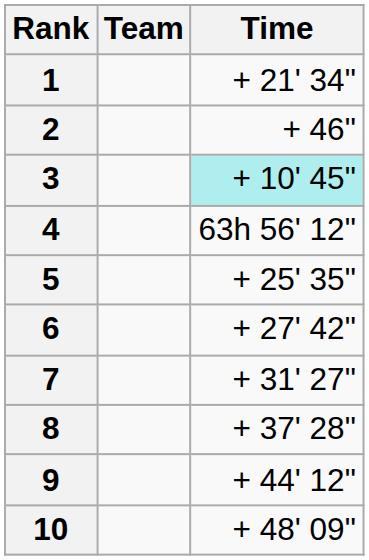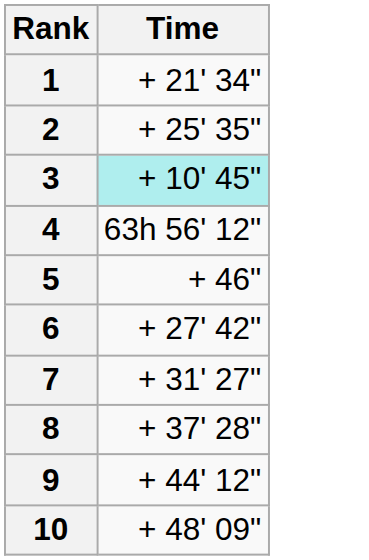- column: (144, 29)
(319, 129) + 46" -> (200, 129) + 25' 35"
(294, 279) + 25' 35" -> (225, 279) + 46"
